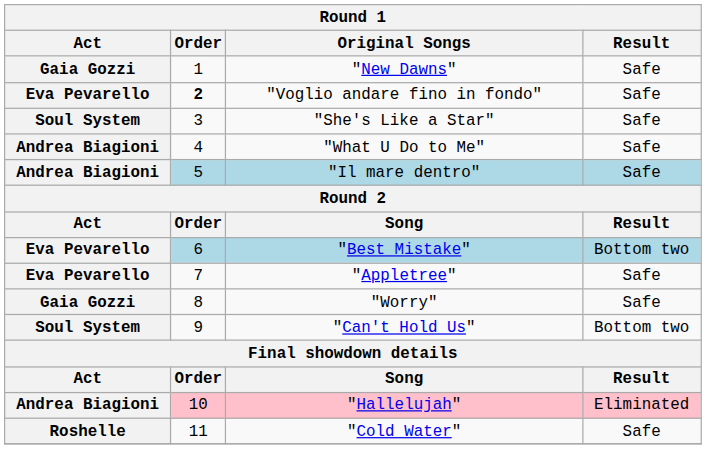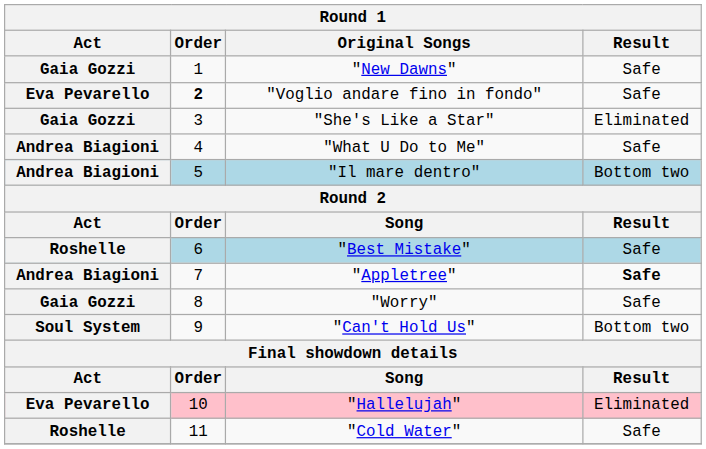(88, 121) Soul System -> (88, 121) Gaia Gozzi
(642, 121) Safe -> (642, 121) Eliminated
(642, 173) Safe -> (642, 173) Bottom two
(88, 250) Eva Pevarello -> (88, 250) Roshelle
(642, 250) Bottom two -> (642, 250) Safe
(88, 276) Eva Pevarello -> (88, 276) Andrea Biagioni
(642, 276) normal -> (642, 276) bold
(88, 405) Andrea Biagioni -> (88, 405) Eva Pevarello
